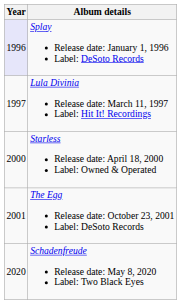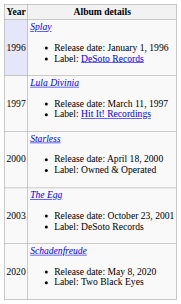(16, 215) 2001 -> (16, 215) 2003
